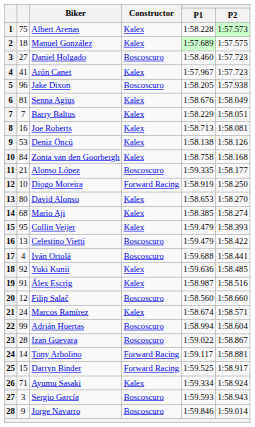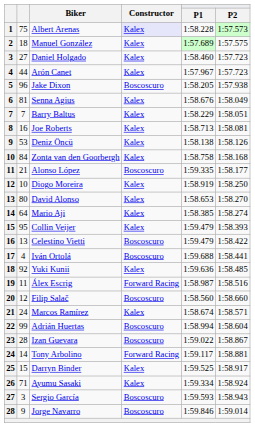(134, 29) no background -> (134, 29) lavender background
(144, 57) Boscoscuro -> (134, 57) Kalex
(23, 71) 41 -> (23, 71) 44
(151, 184) Forward Racing -> (134, 184) Kalex
(23, 213) 68 -> (23, 213) 64
(23, 283) 91 -> (23, 283) 11
(134, 283) Kalex -> (151, 283) Forward Racing
(151, 368) Forward Racing -> (134, 368) Kalex
